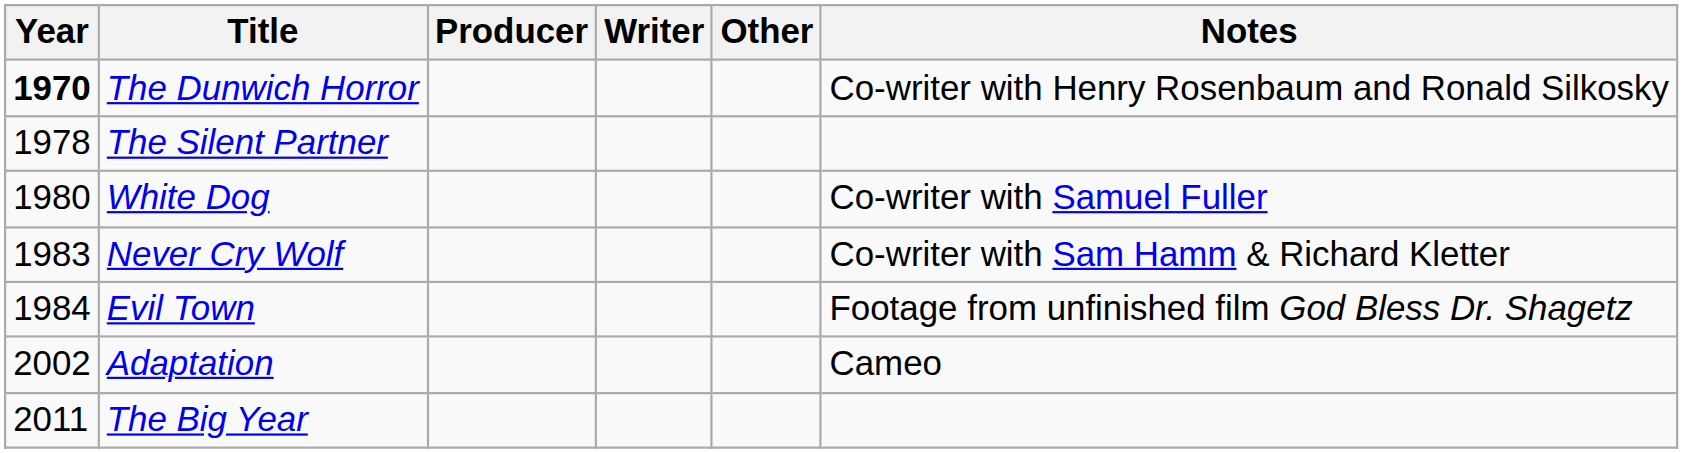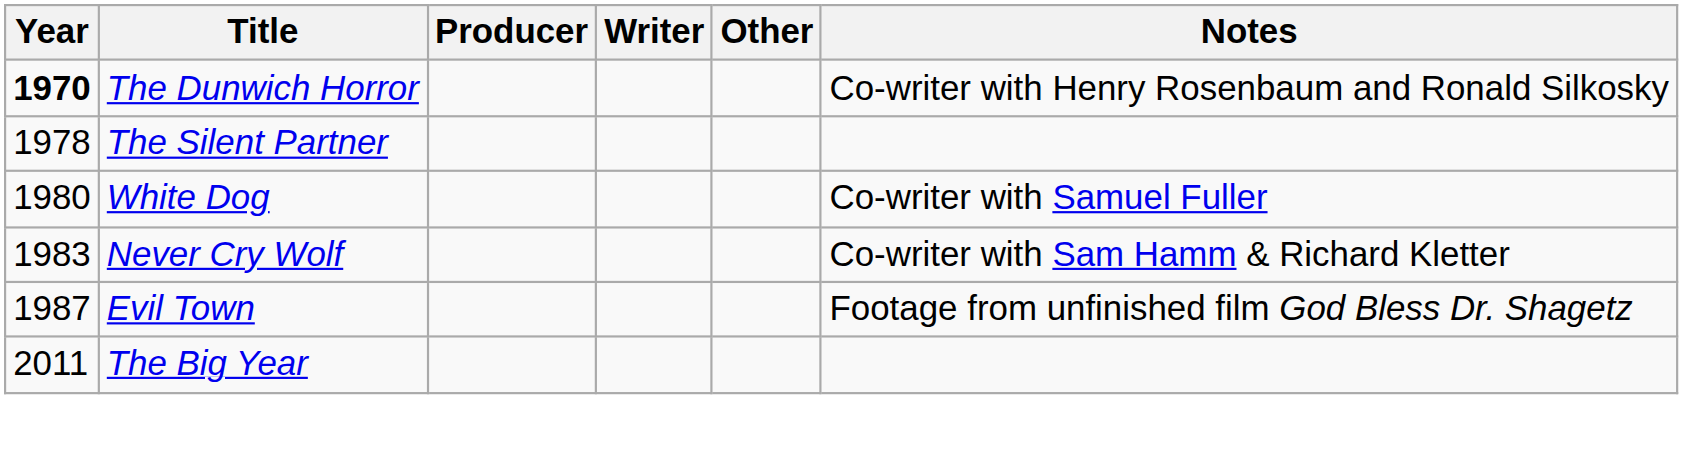(52, 308) 1984 -> (52, 308) 1987
- row: (190, 364)
